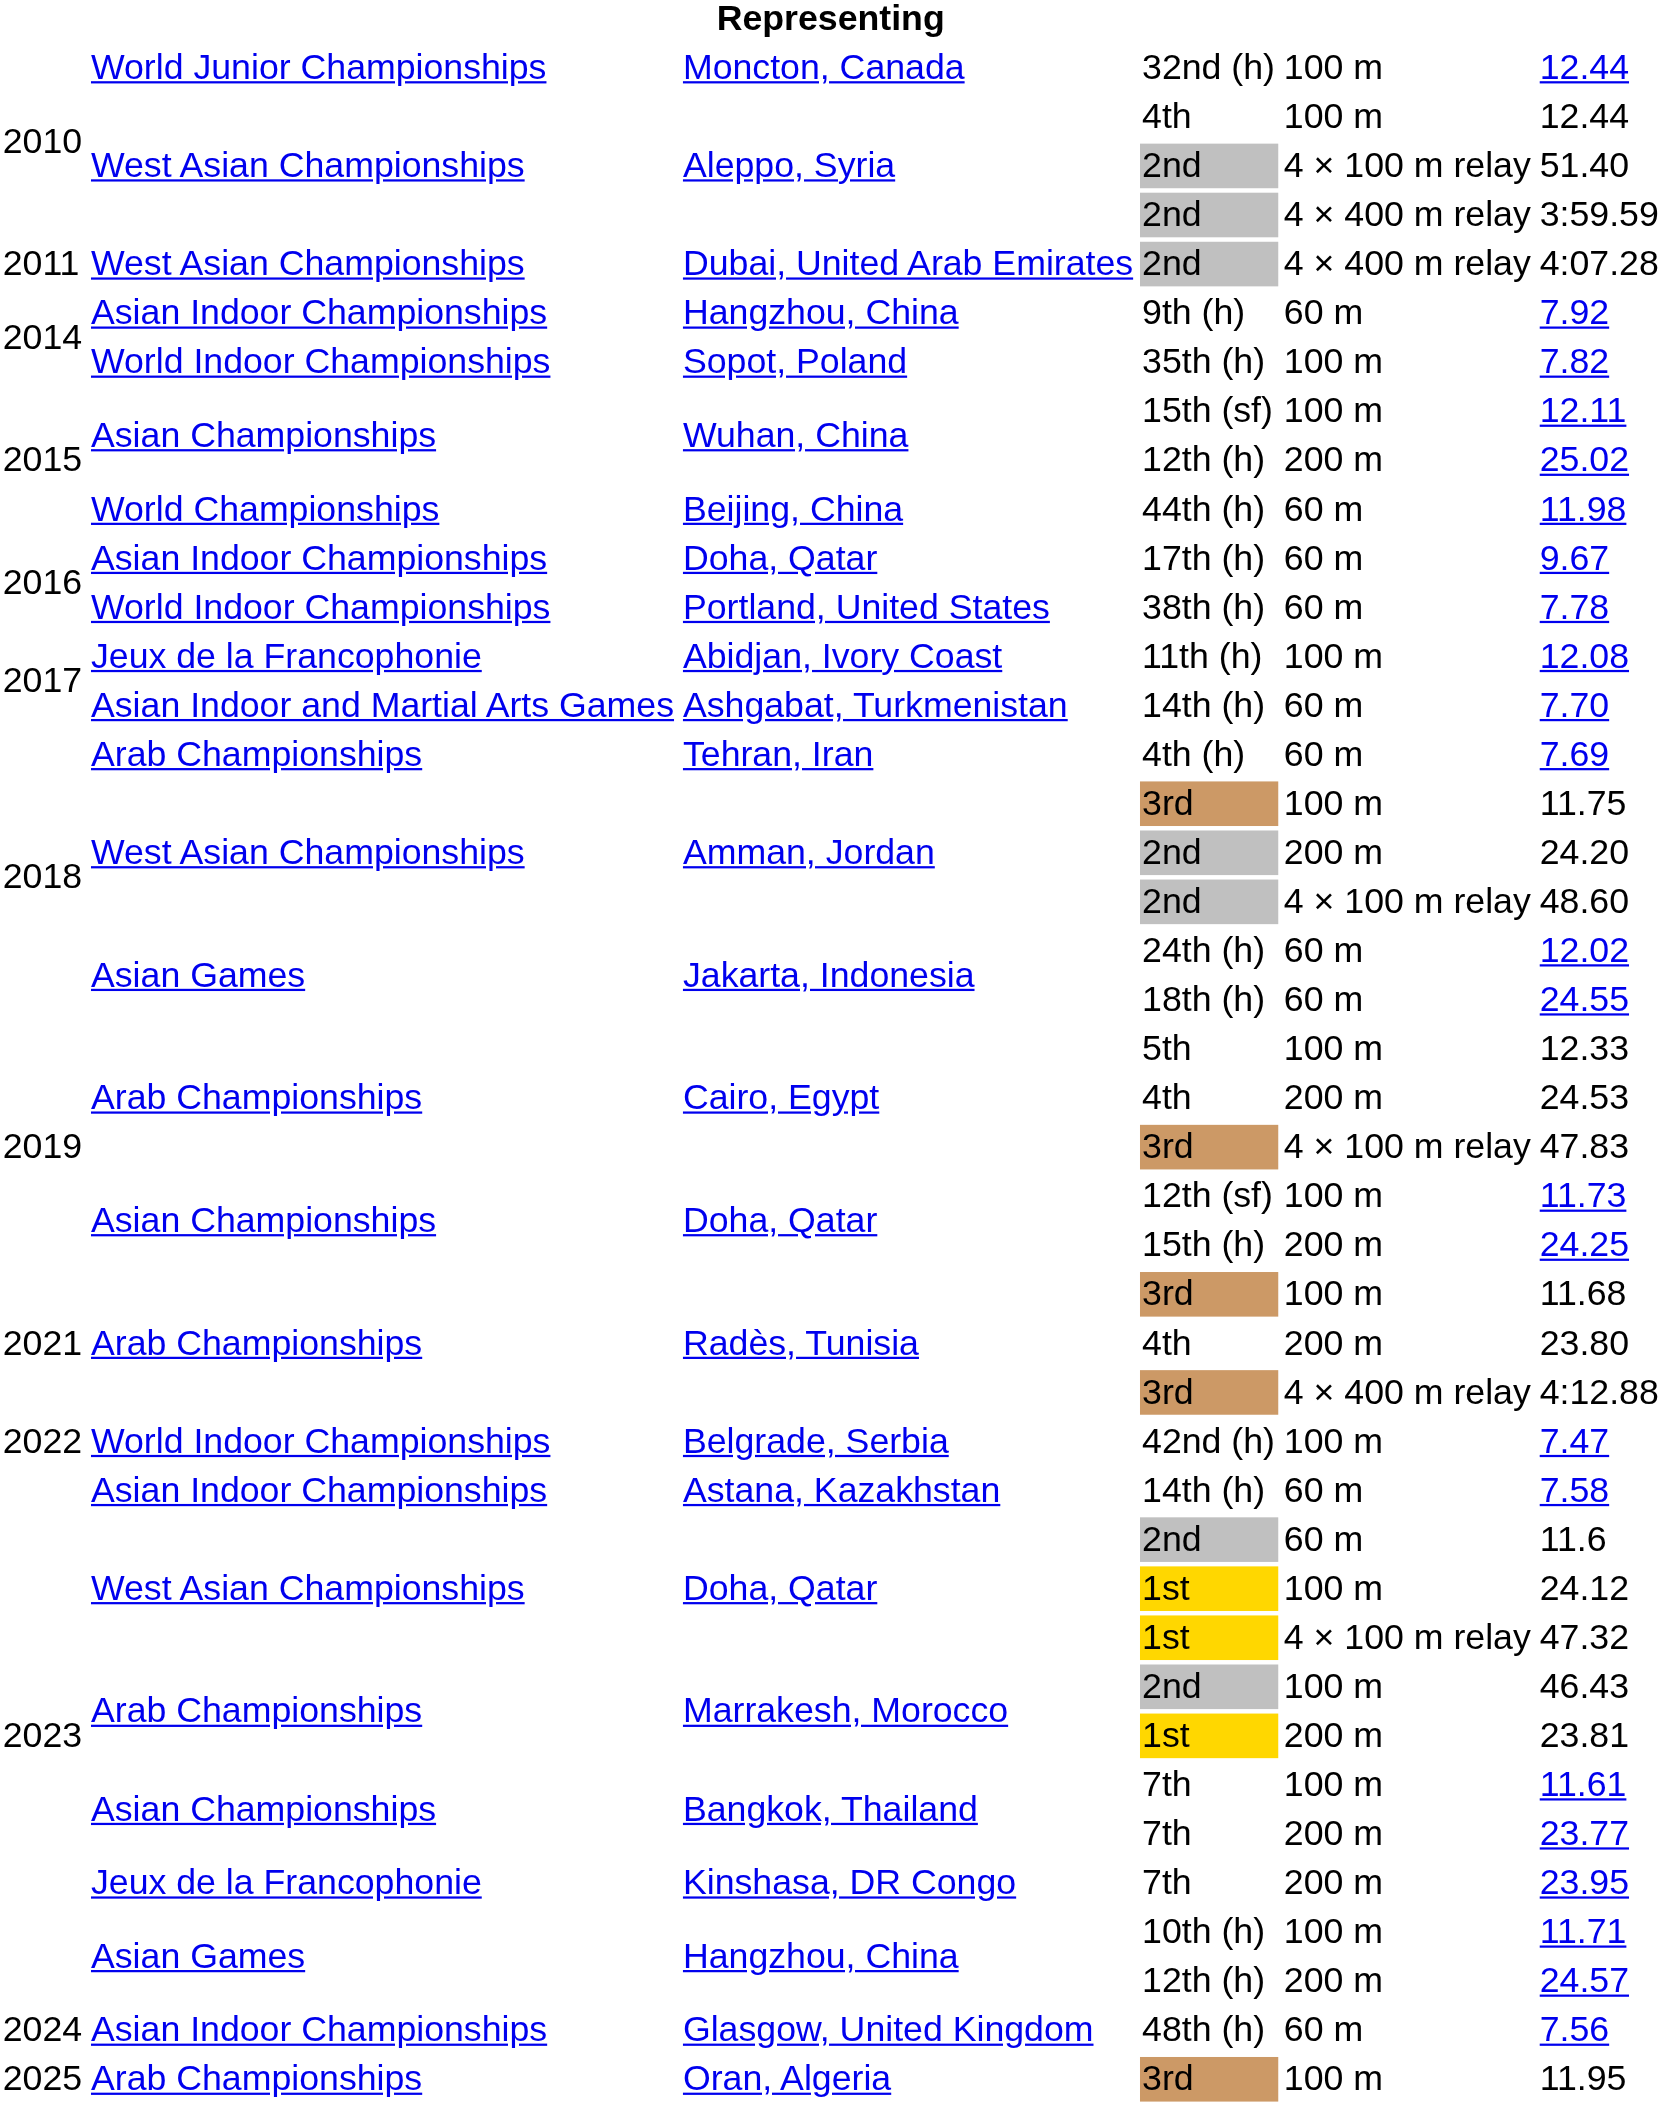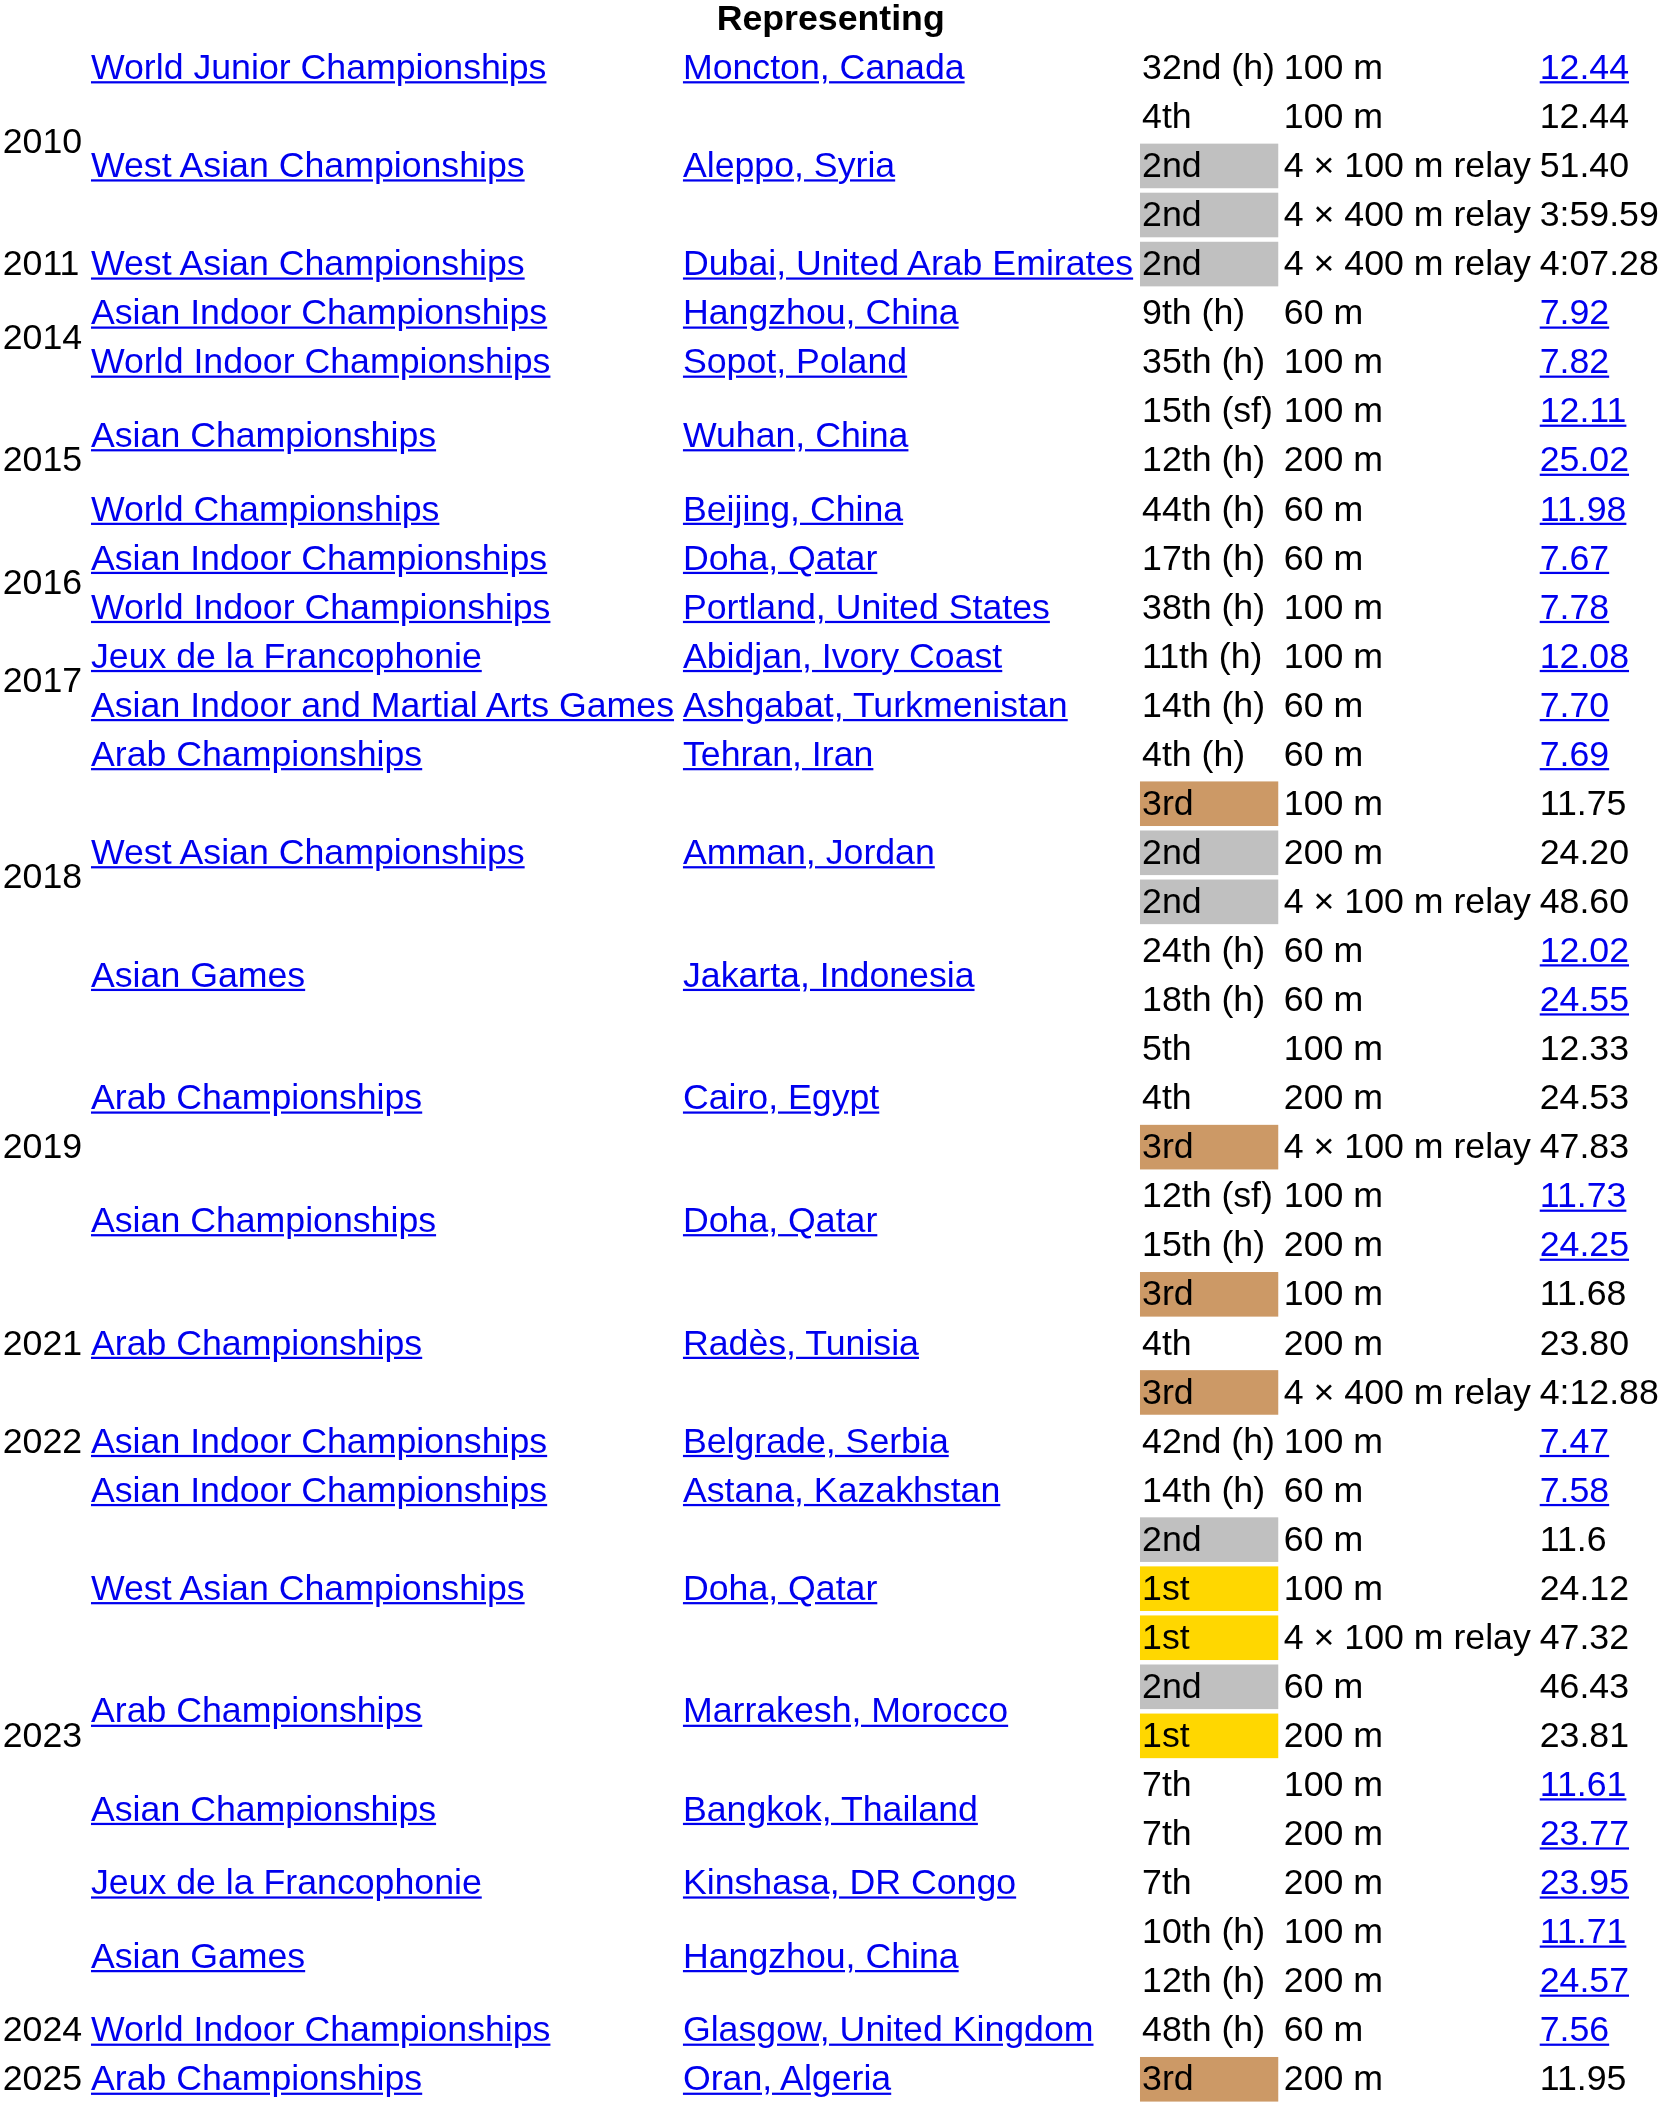(1574, 557) 9.67 -> (1574, 557) 7.67
(1324, 606) 60 m -> (1333, 606) 100 m
(321, 1440) World Indoor Championships -> (319, 1440) Asian Indoor Championships
(1333, 1686) 100 m -> (1324, 1686) 60 m
(319, 2029) Asian Indoor Championships -> (321, 2029) World Indoor Championships
(1333, 2078) 100 m -> (1333, 2078) 200 m
